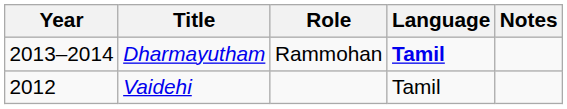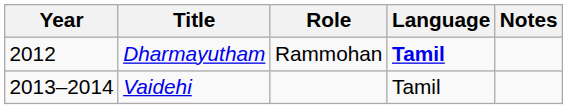(62, 53) 2013–2014 -> (33, 53) 2012
(33, 86) 2012 -> (62, 86) 2013–2014
